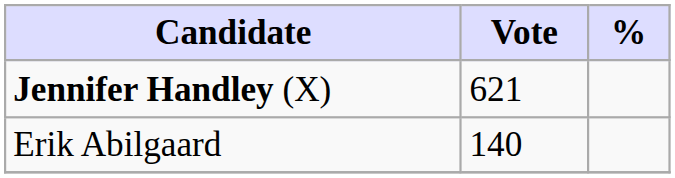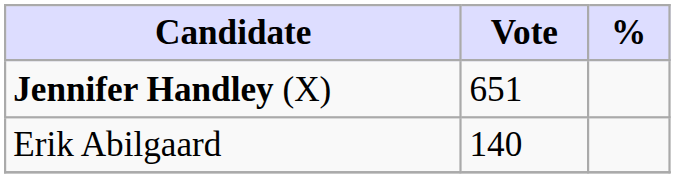(496, 88) 621 -> (496, 88) 651
